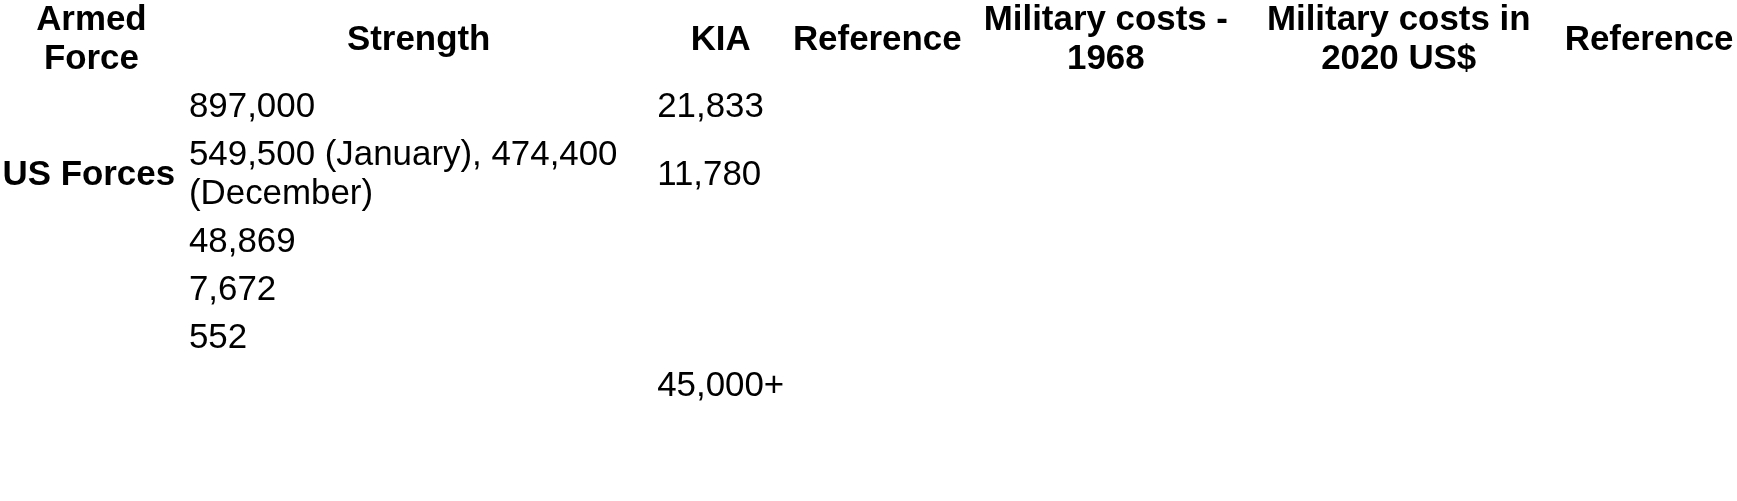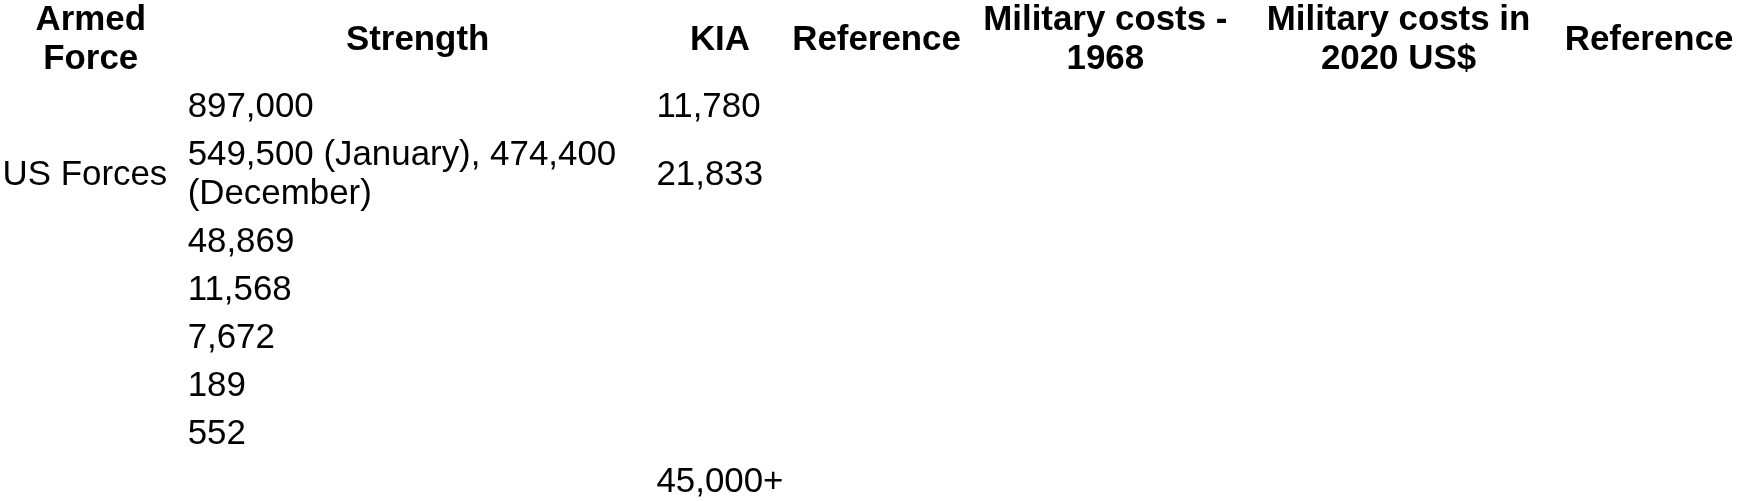(710, 105) 21,833 -> (708, 105) 11,780
(89, 173) bold -> (85, 173) normal
(709, 173) 11,780 -> (710, 173) 21,833
+ row: (240, 288)
+ row: (217, 384)
